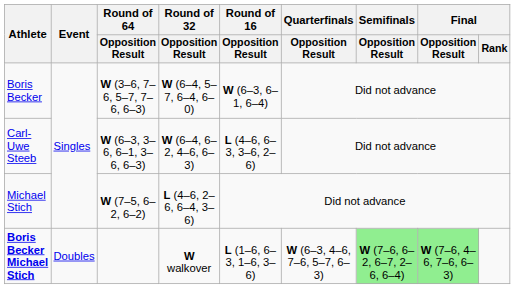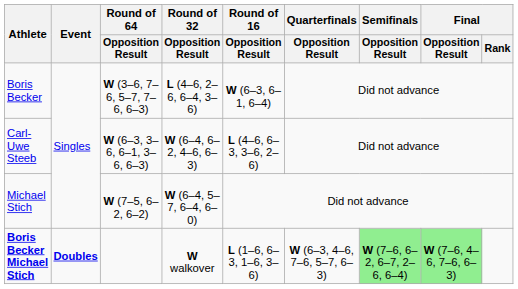(189, 97) W (6–4, 5–7, 6–4, 6–0) -> (192, 97) L (4–6, 2–6, 6–4, 3–6)
(189, 208) L (4–6, 2–6, 6–4, 3–6) -> (192, 208) W (6–4, 5–7, 6–4, 6–0)
(74, 257) normal -> (76, 257) bold
